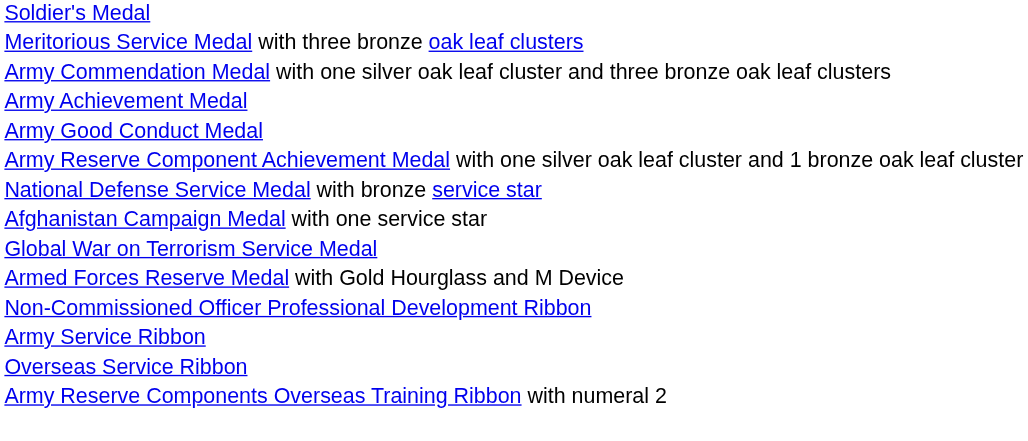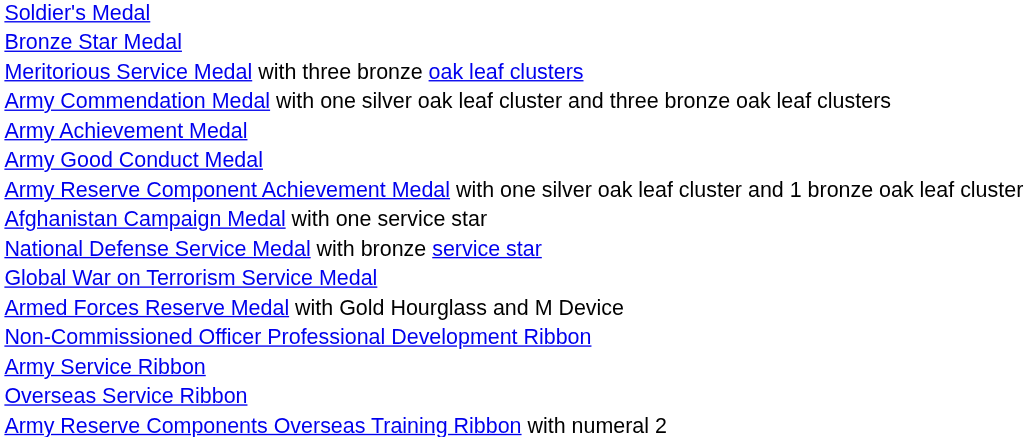+ row: (93, 42)
rows swapped: (273, 189) <-> (246, 219)
